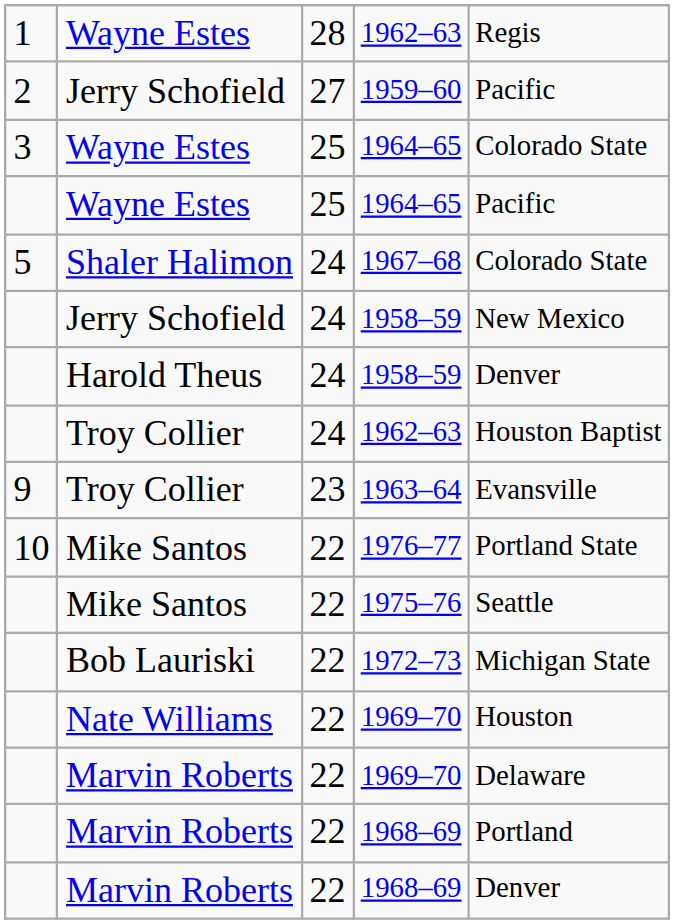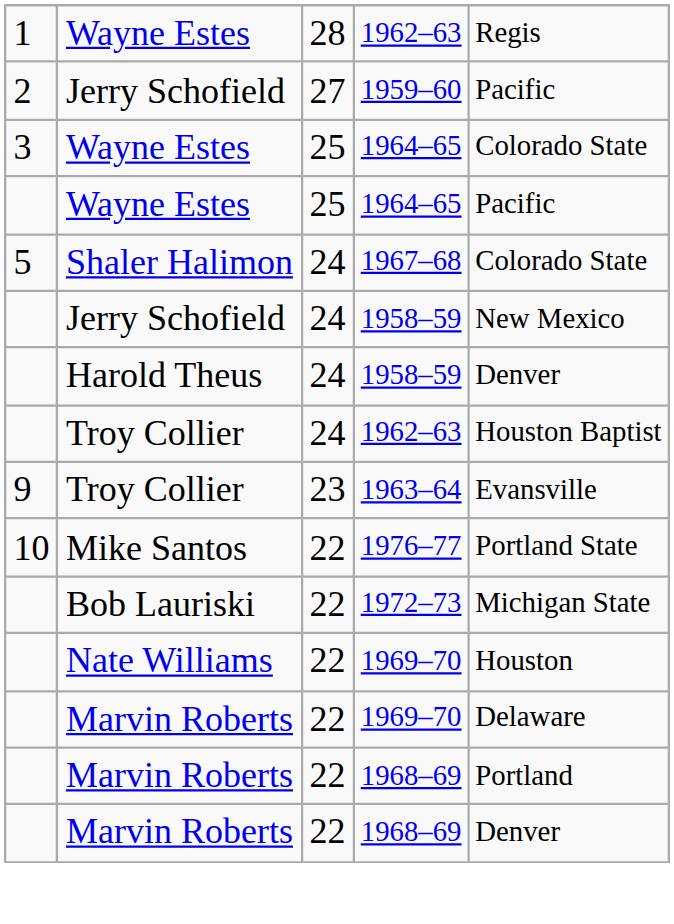- row: (157, 603)
